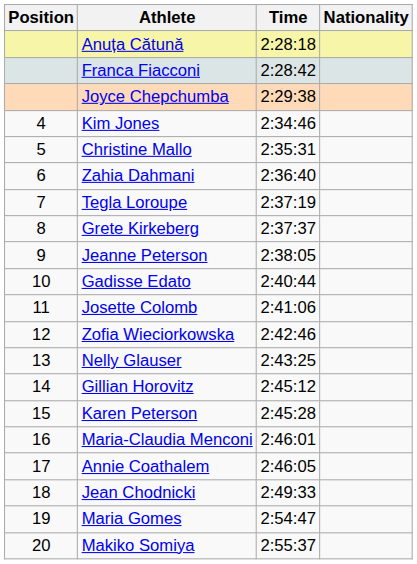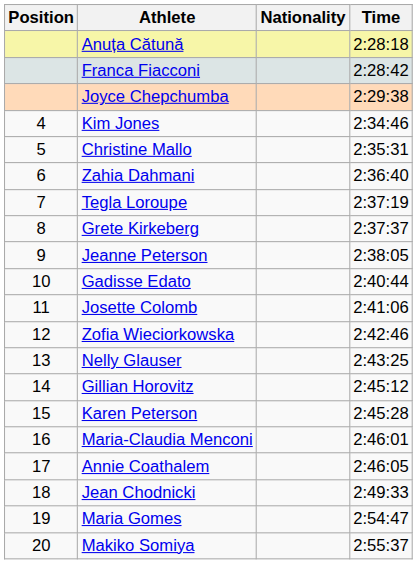columns swapped: (366, 17) <-> (288, 17)
